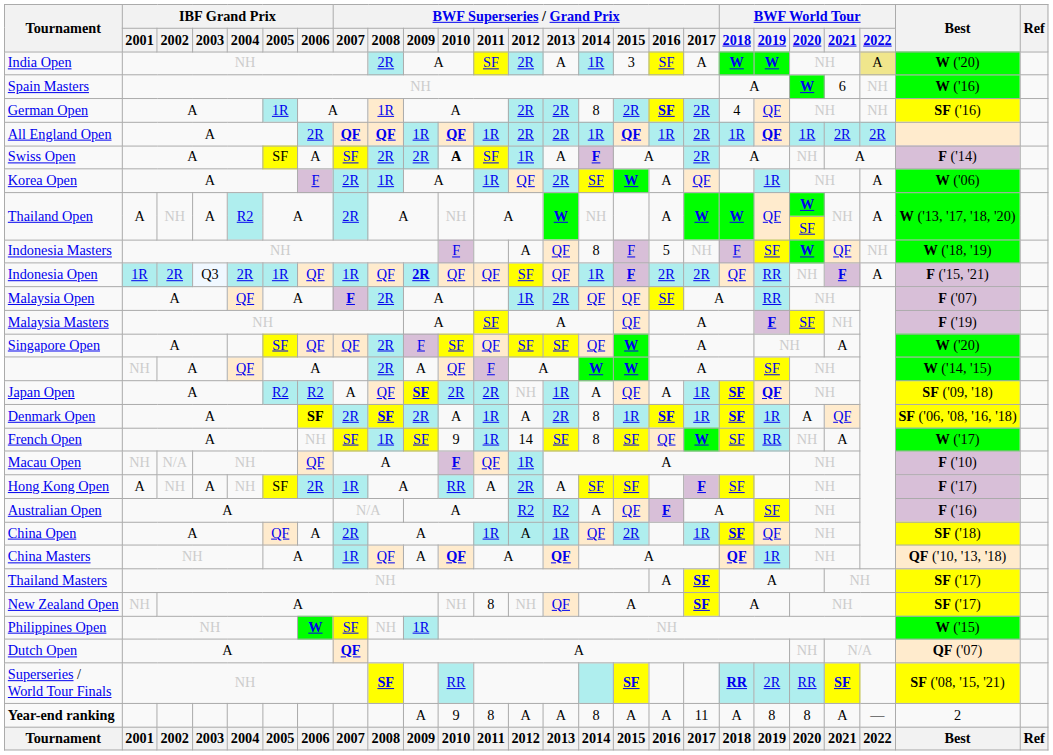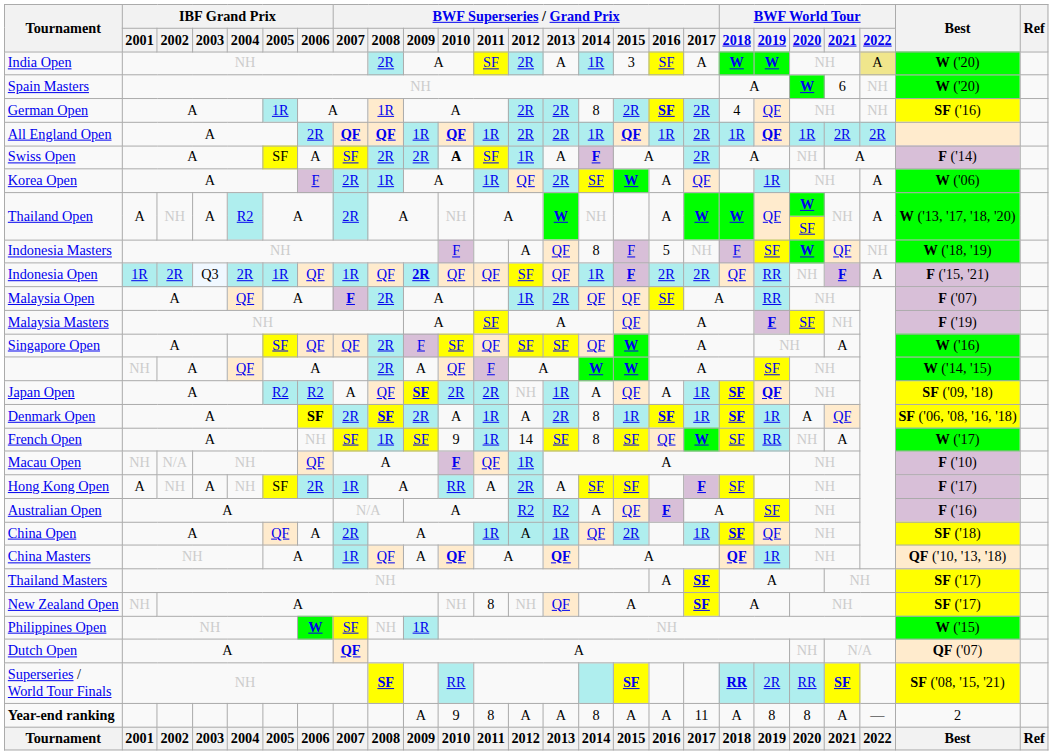(958, 87) W ('16) -> (958, 87) W ('20)
(958, 345) W ('20) -> (958, 345) W ('16)
